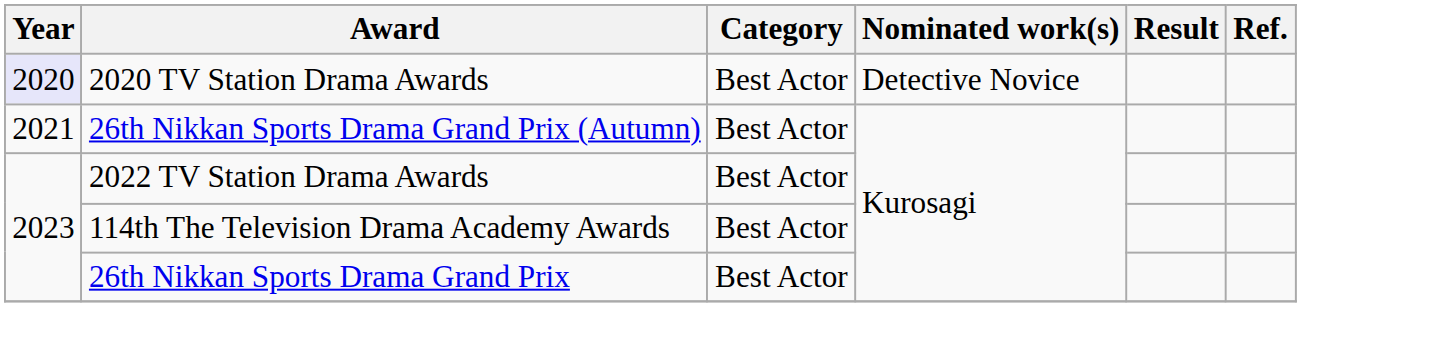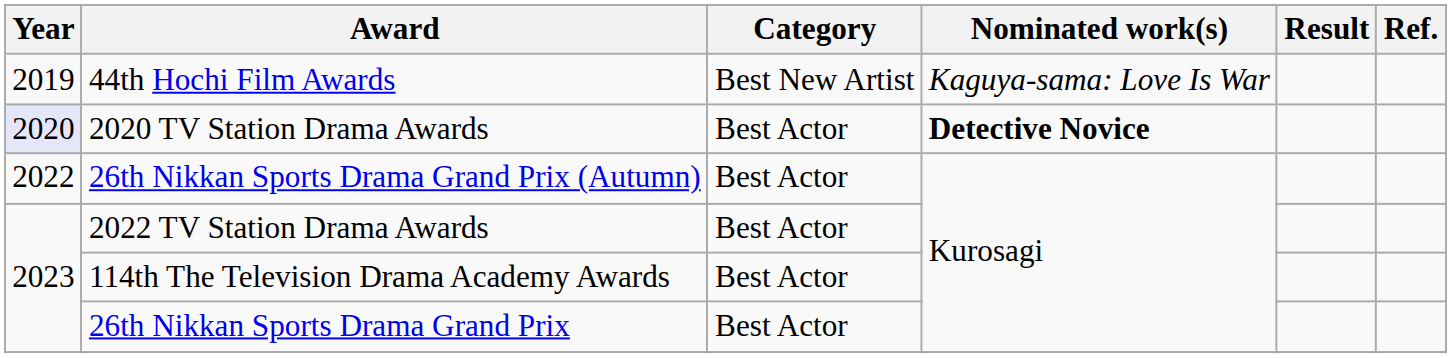+ row: (242, 78)
(971, 78) normal -> (1039, 128) bold
(43, 128) 2021 -> (43, 177) 2022
